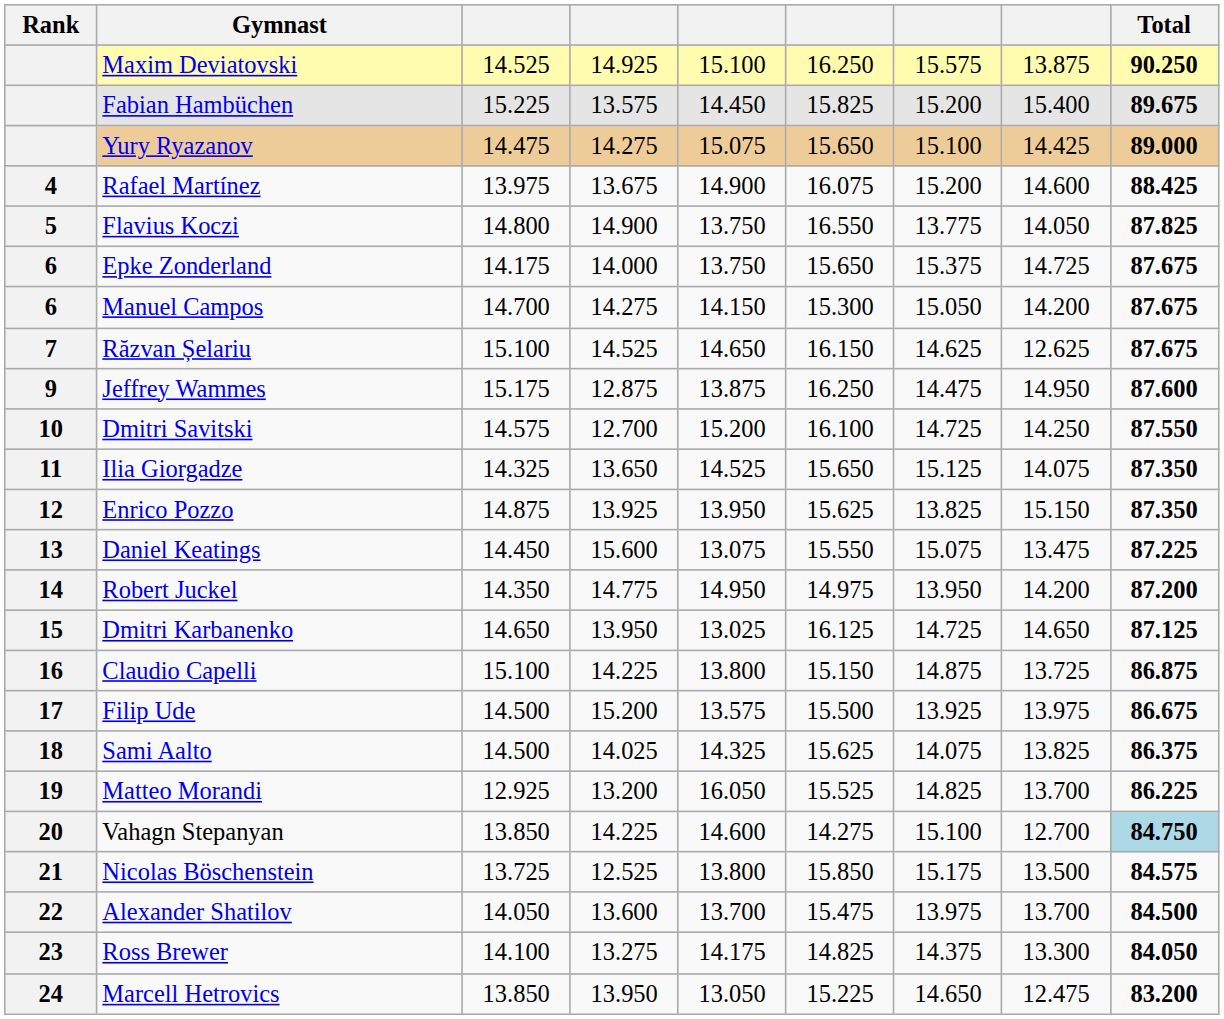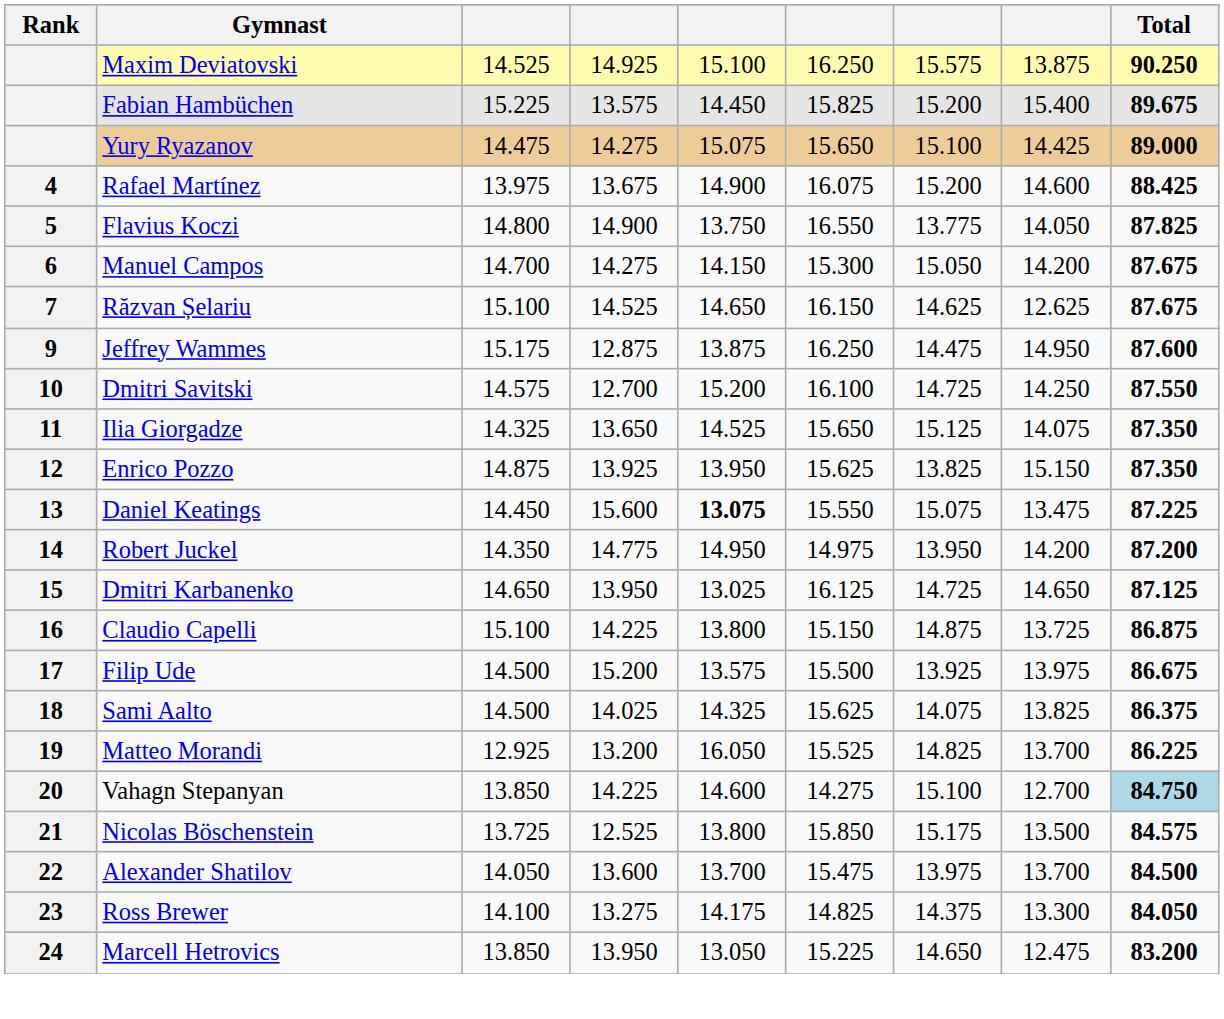- row: (187, 266)
(732, 549) normal -> (732, 509) bold
